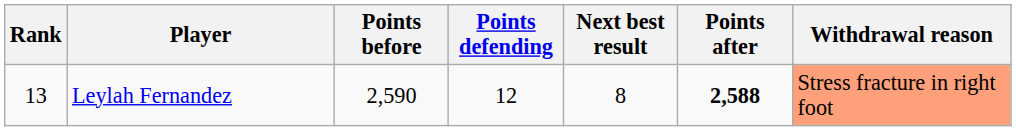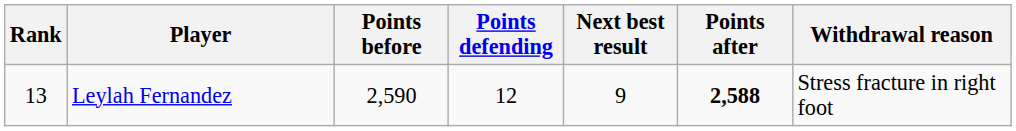(621, 94) 8 -> (621, 94) 9
(897, 94) lightsalmon background -> (897, 94) no background
